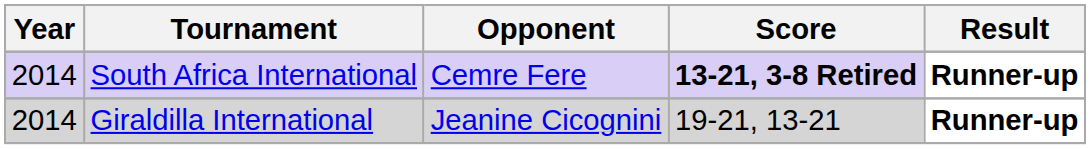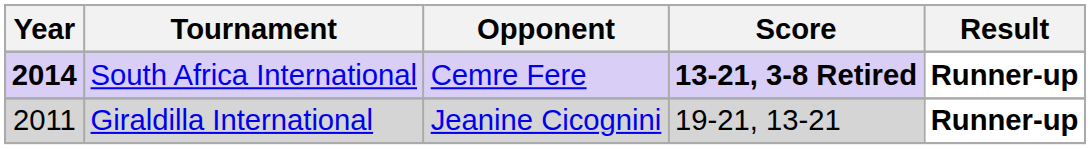(44, 75) normal -> (44, 75) bold
(44, 121) 2014 -> (44, 121) 2011
